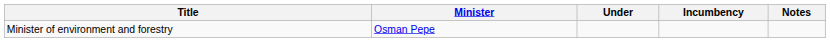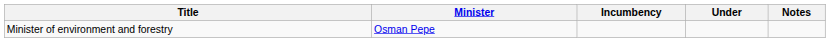columns swapped: (713, 12) <-> (618, 12)
